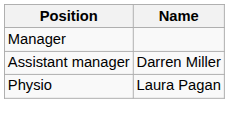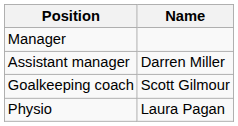+ row: (71, 86)
